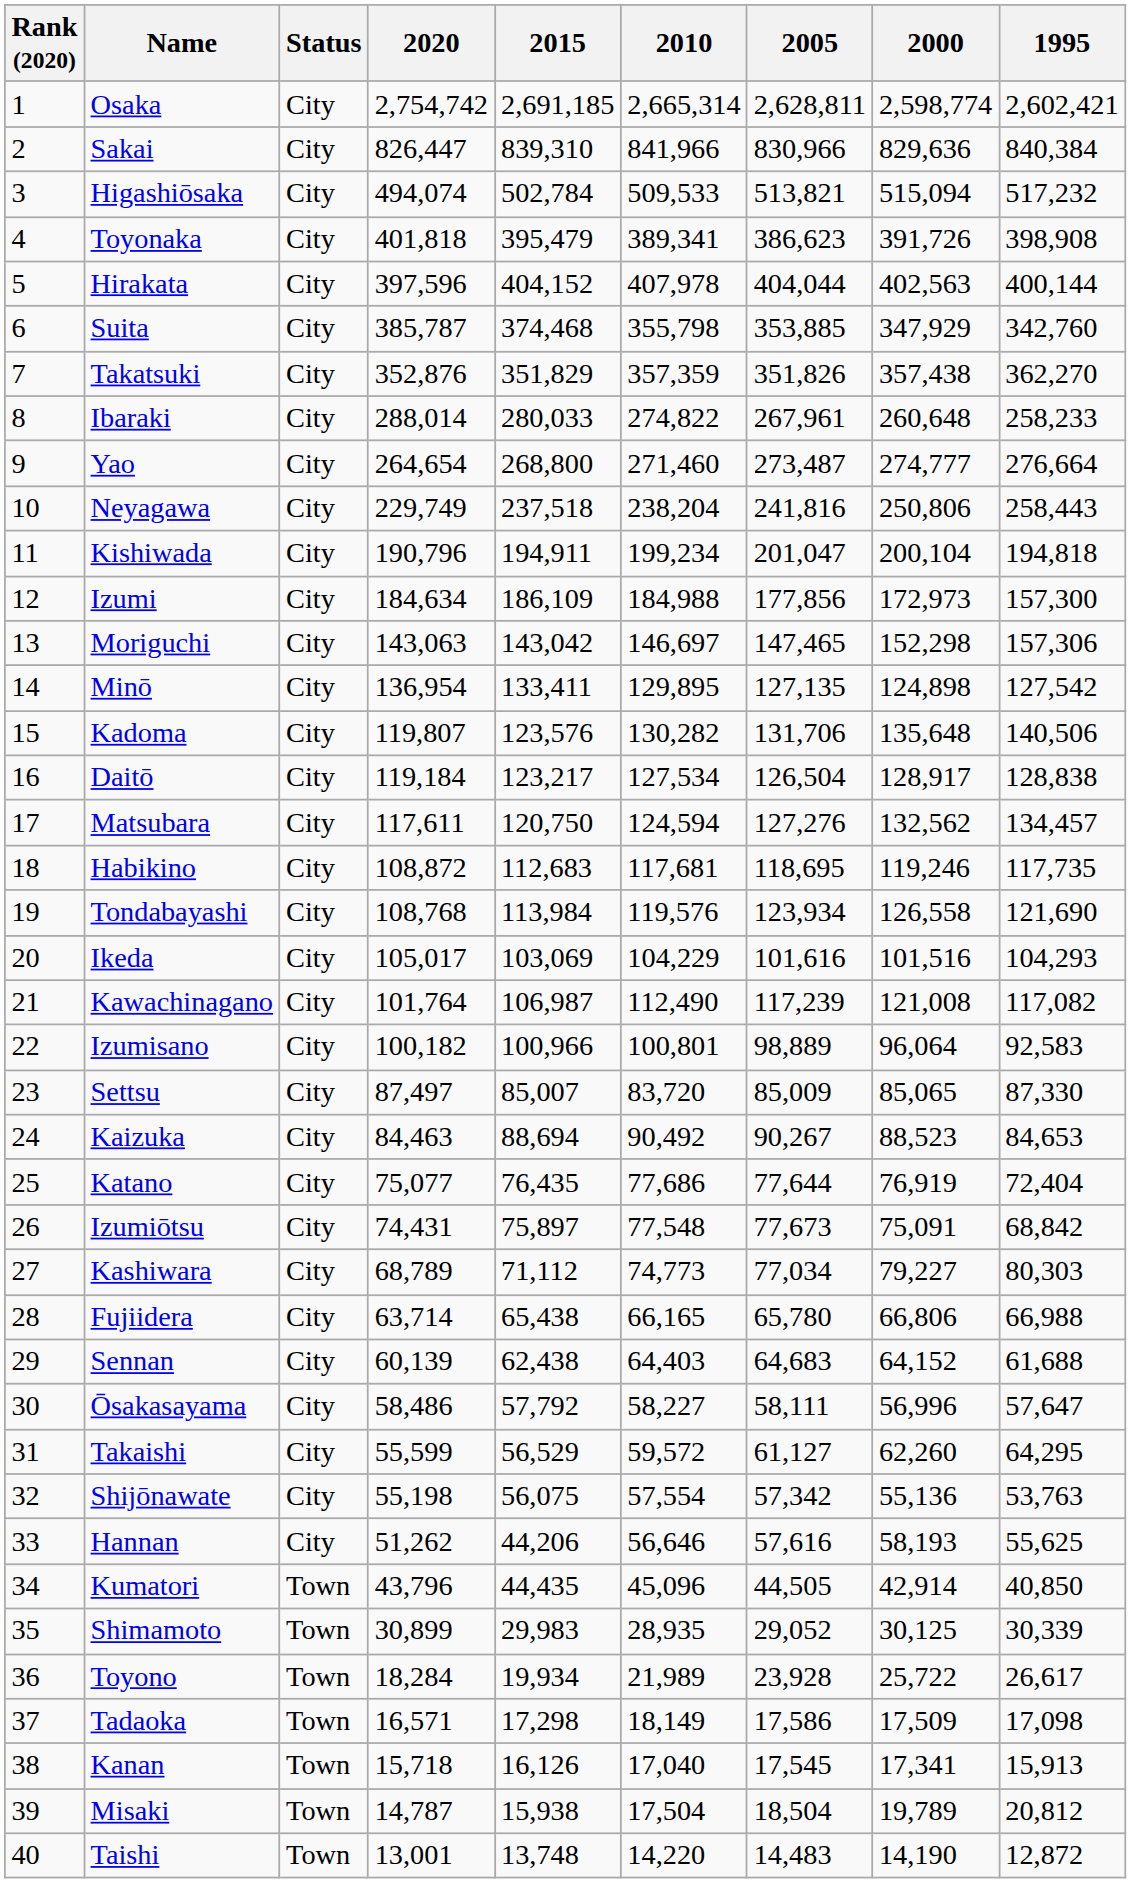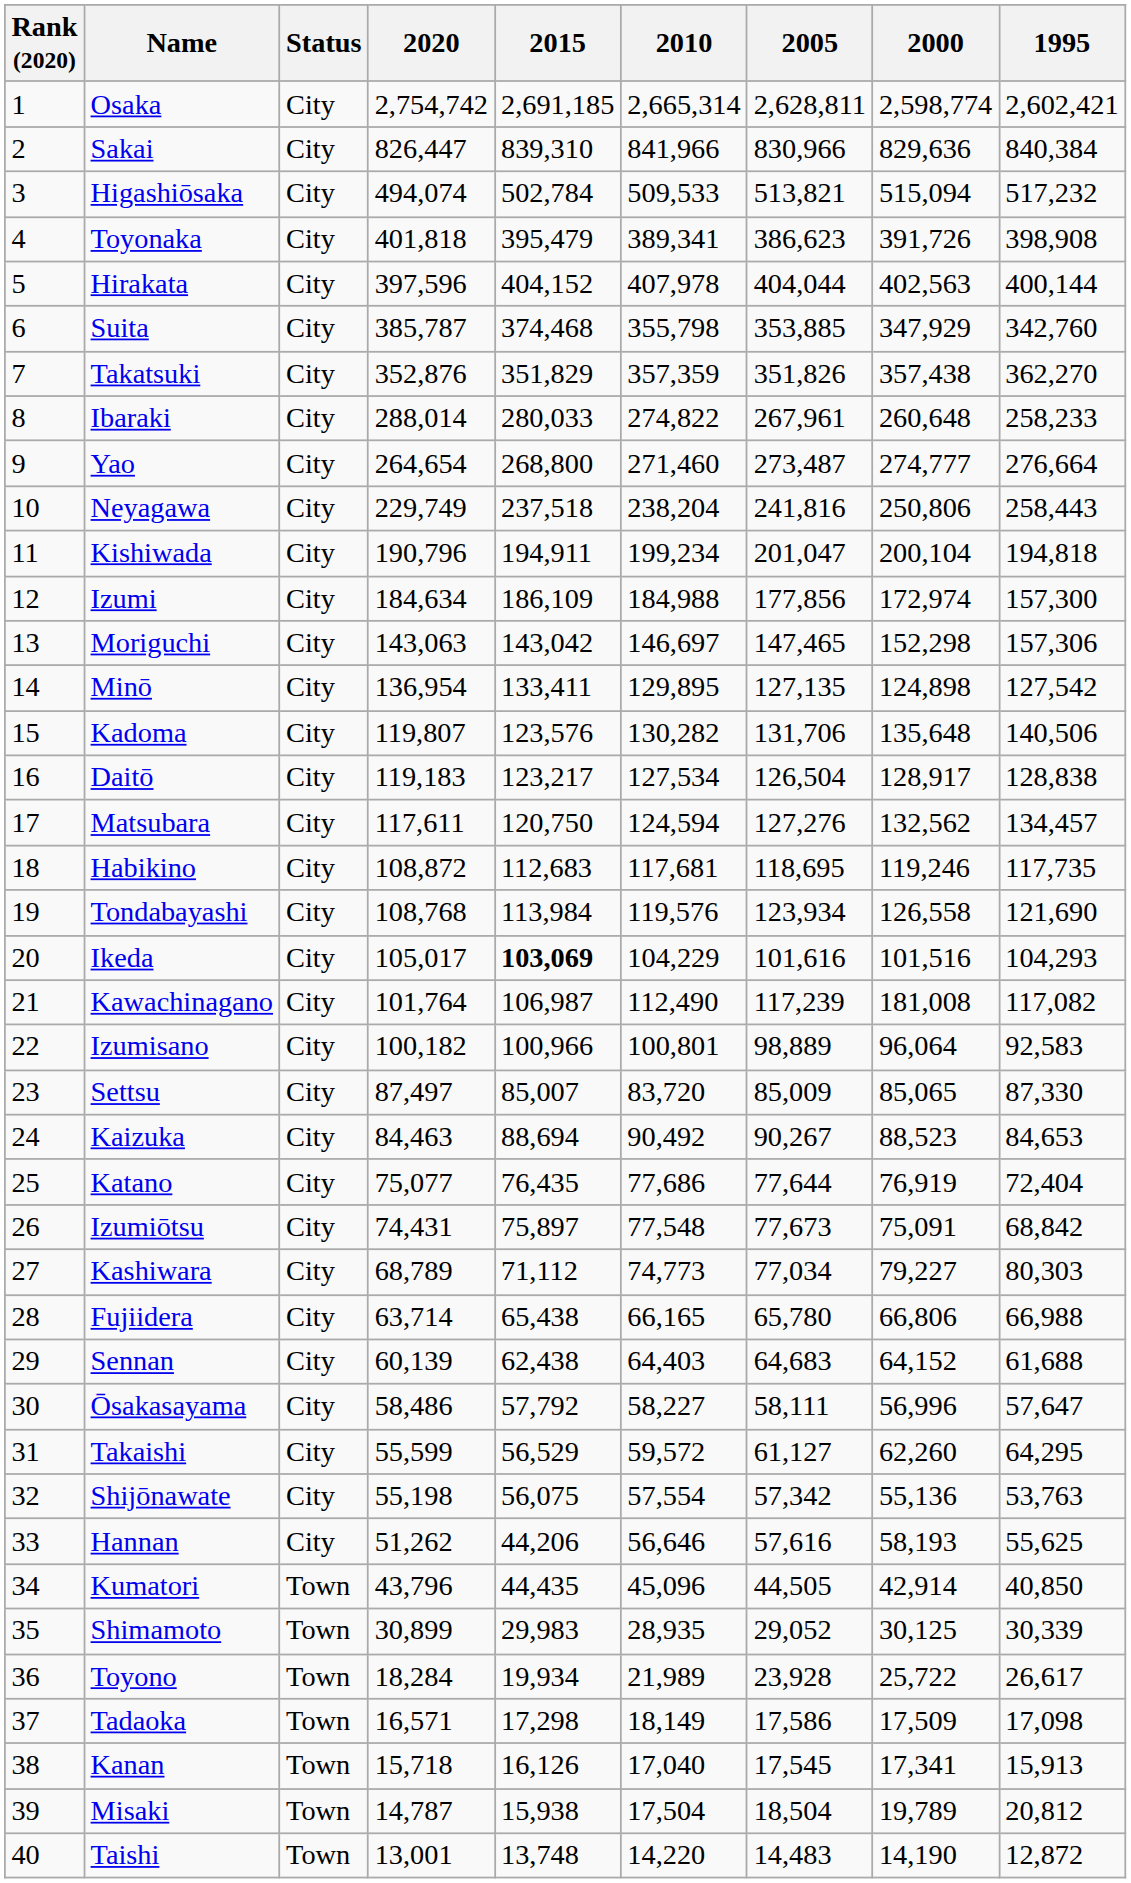(925, 597) 172,973 -> (925, 597) 172,974
(420, 777) 119,184 -> (420, 777) 119,183
(547, 957) normal -> (547, 957) bold
(925, 1002) 121,008 -> (925, 1002) 181,008
